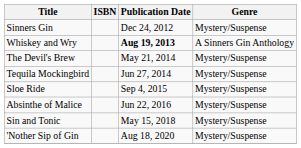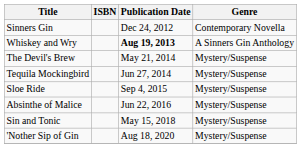(231, 27) Mystery/Suspense -> (240, 27) Contemporary Novella
